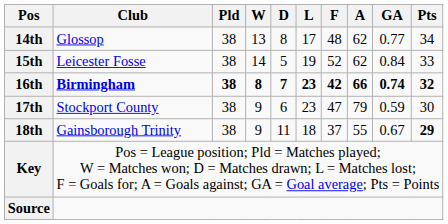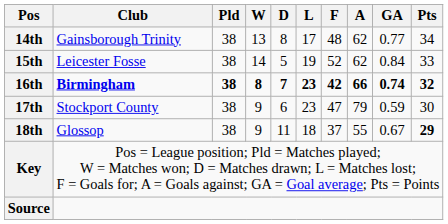(80, 38) Glossop -> (119, 38) Gainsborough Trinity
(119, 130) Gainsborough Trinity -> (80, 130) Glossop
